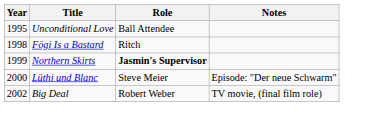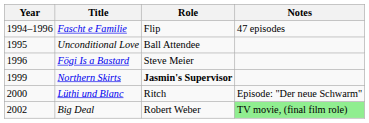+ row: (92, 28)
(17, 45) 1998 -> (17, 61) 1996
(129, 45) Ritch -> (169, 61) Steve Meier
(143, 77) Steve Meier -> (155, 93) Ritch
(267, 93) no background -> (292, 110) lightgreen background
